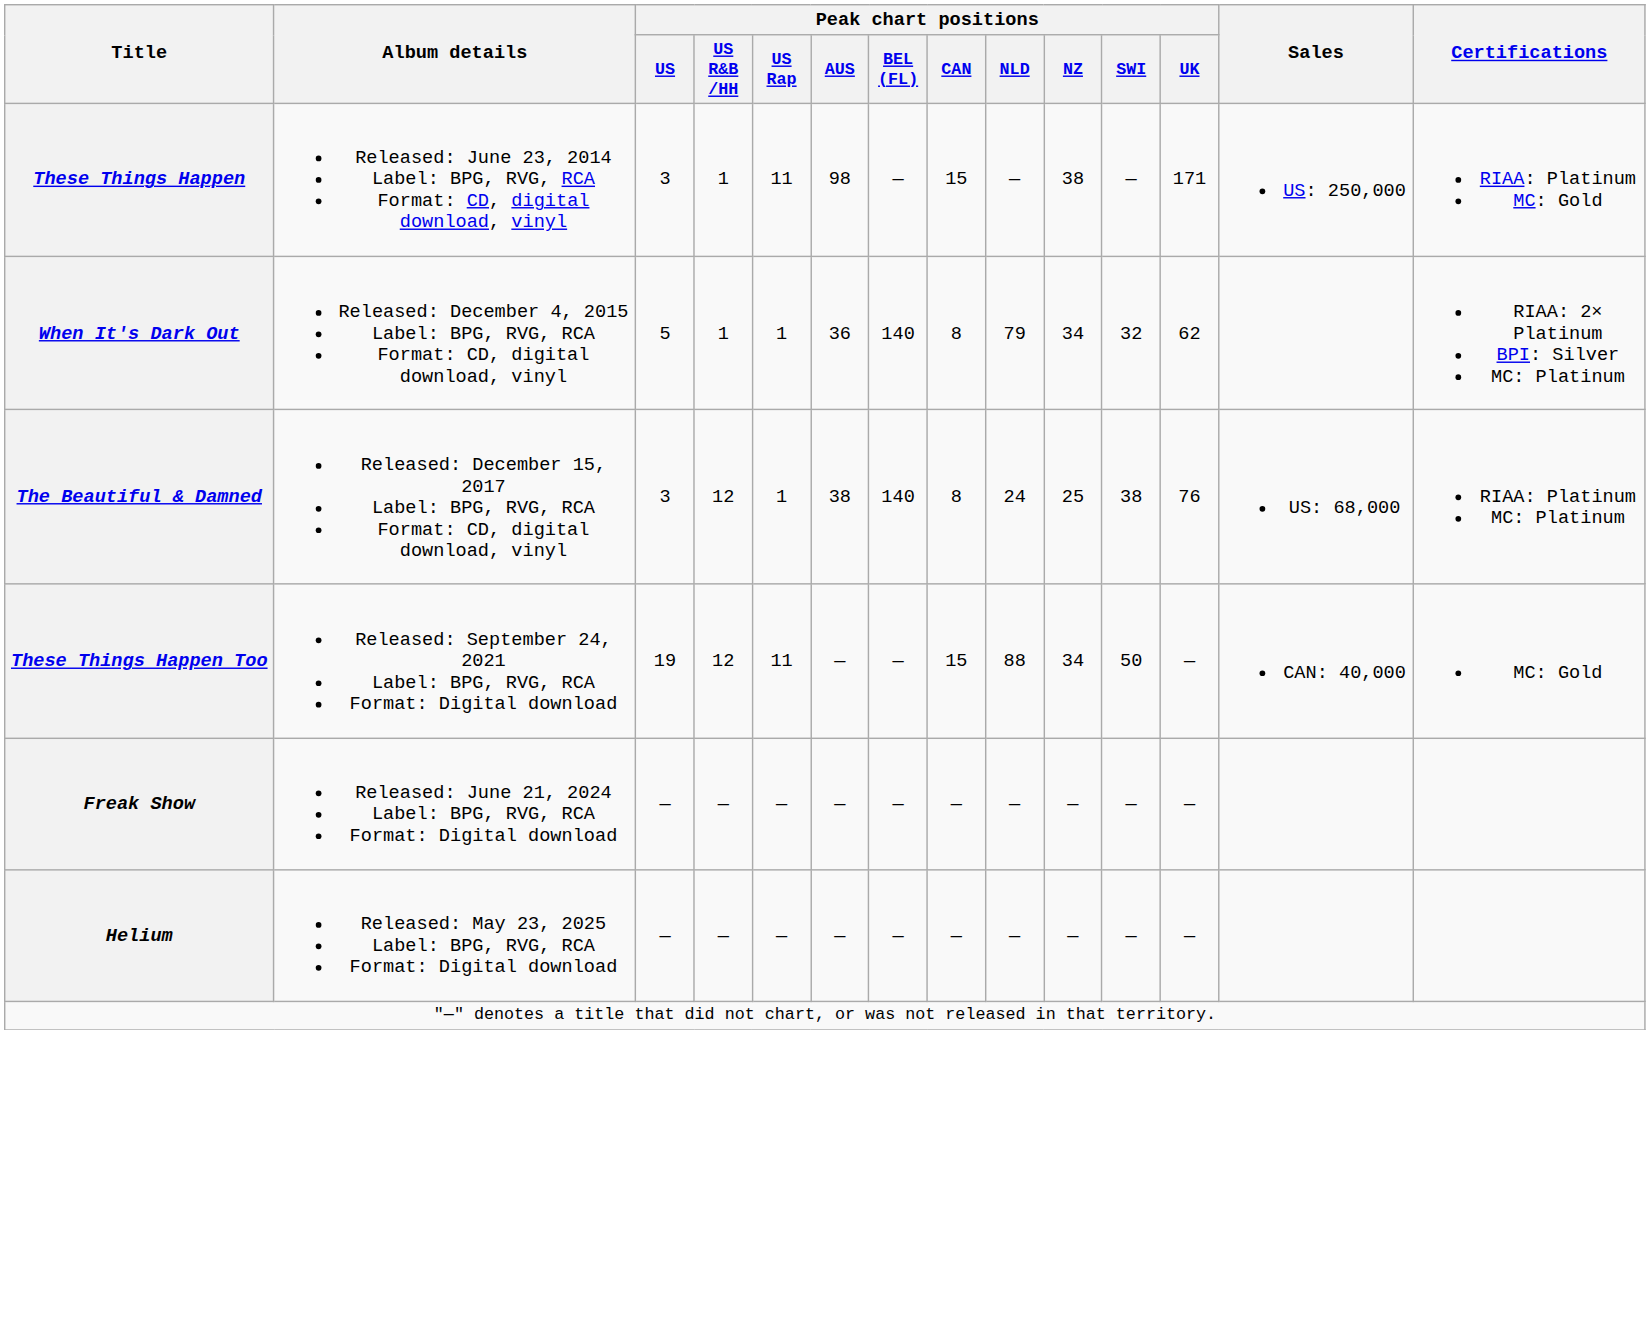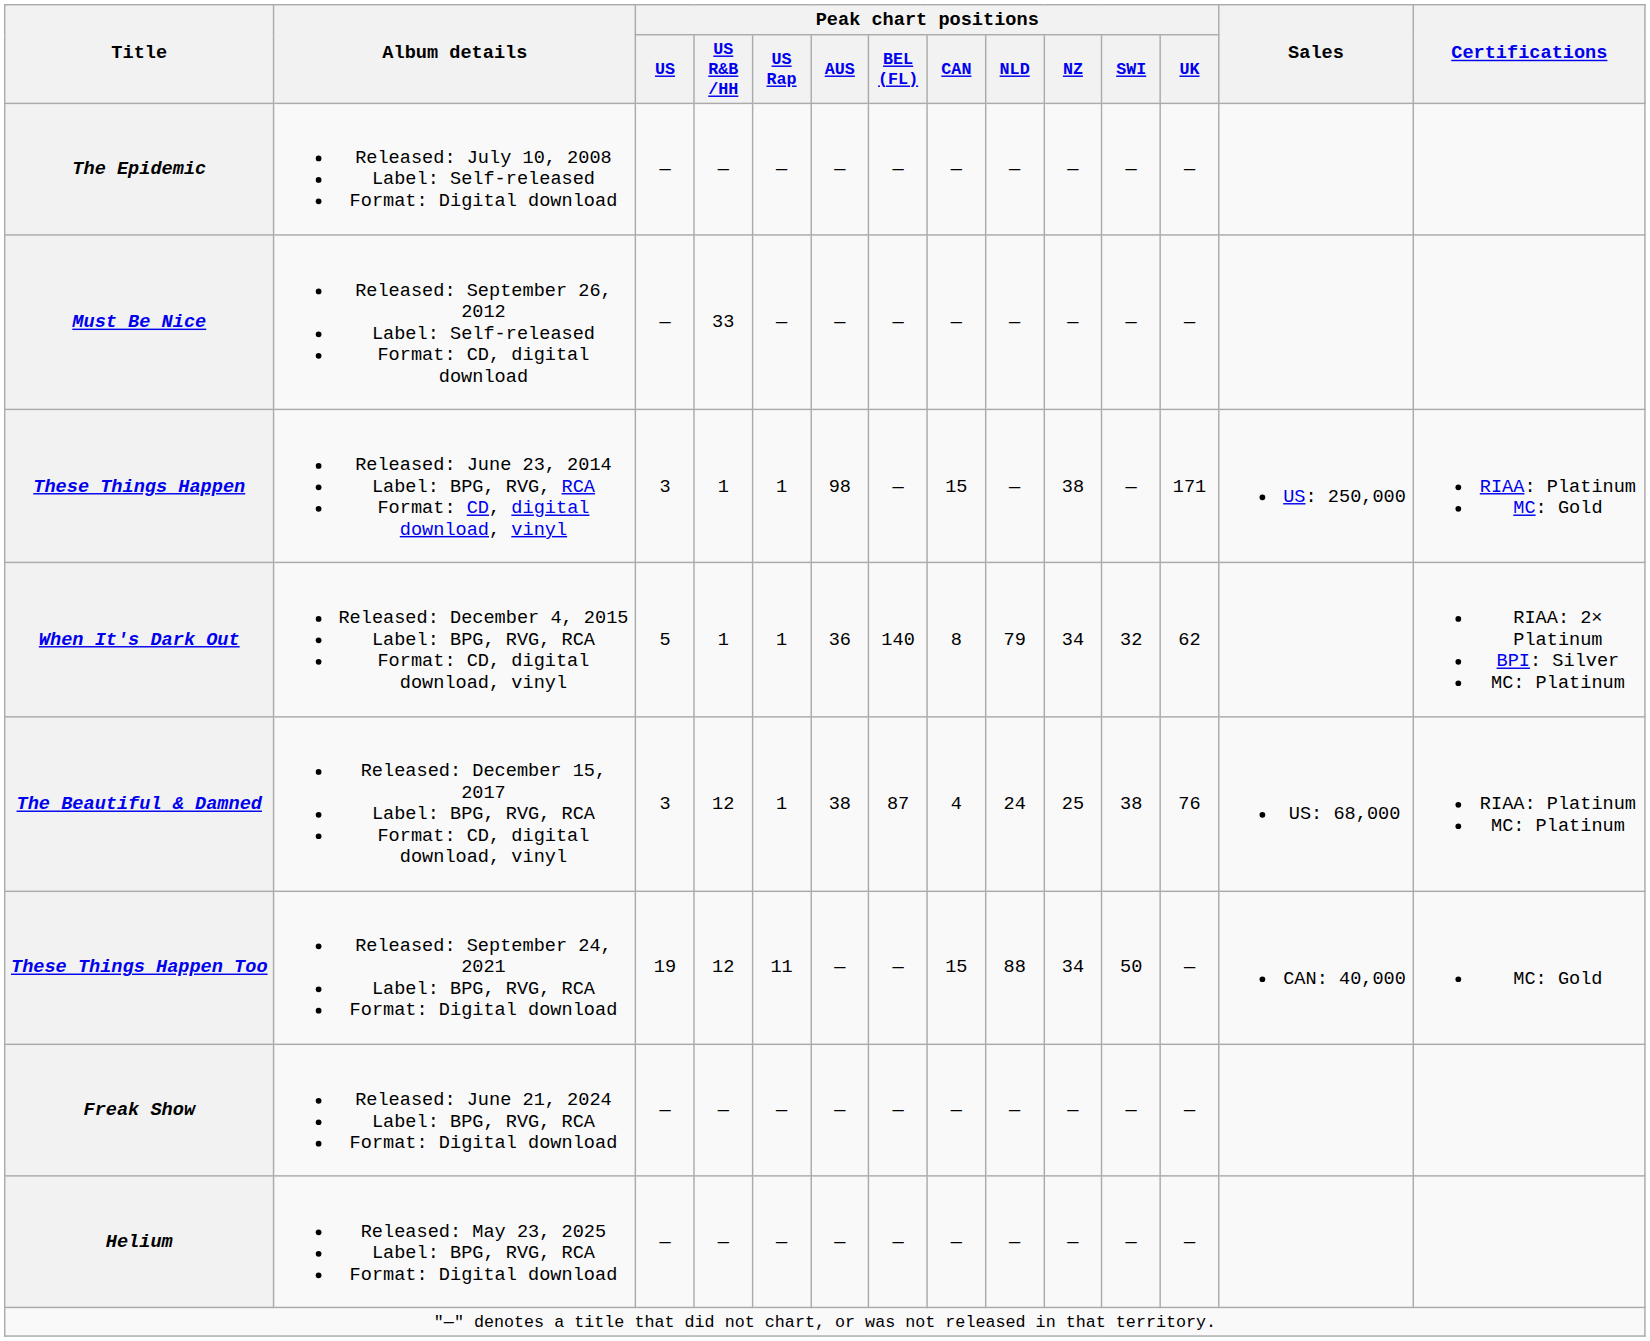+ row: (139, 169)
+ row: (139, 322)
(782, 180) 11 -> (782, 486) 1
(898, 497) 140 -> (898, 804) 87
(956, 497) 8 -> (956, 804) 4
